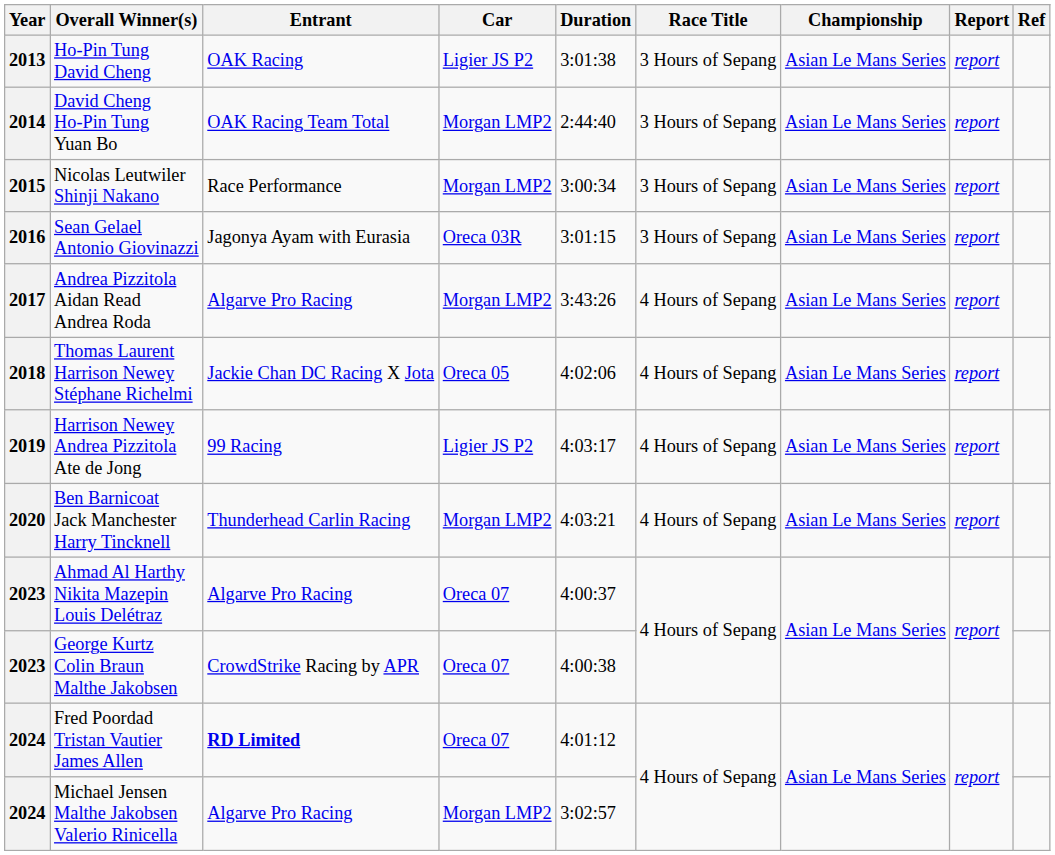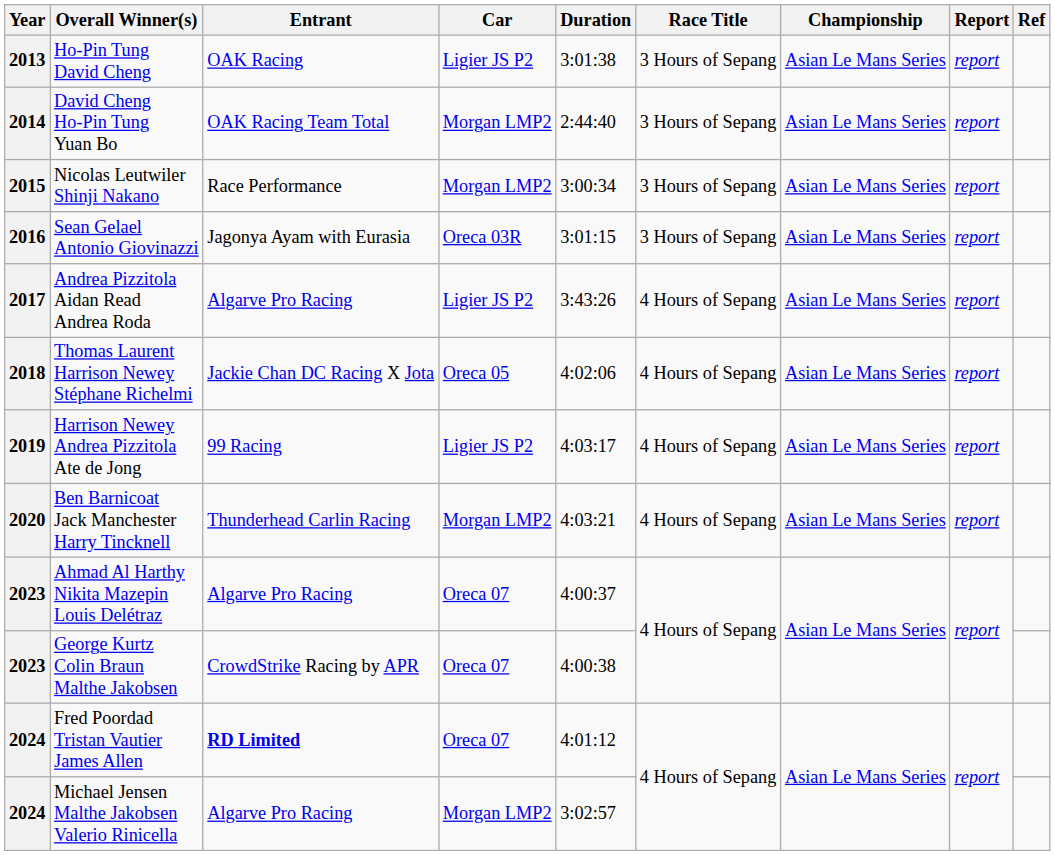(497, 300) Morgan LMP2 -> (488, 300) Ligier JS P2
